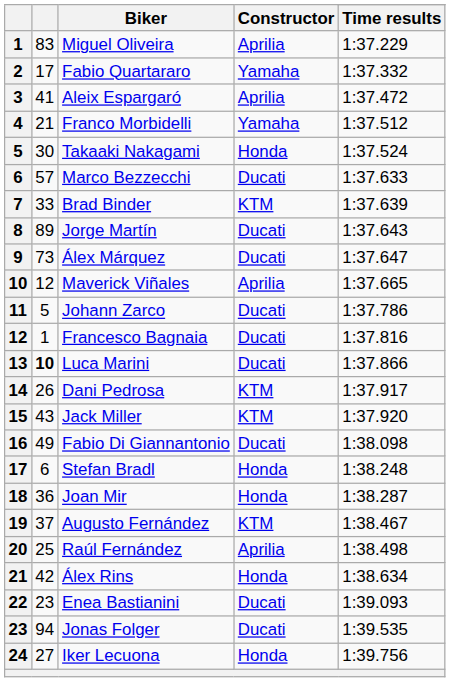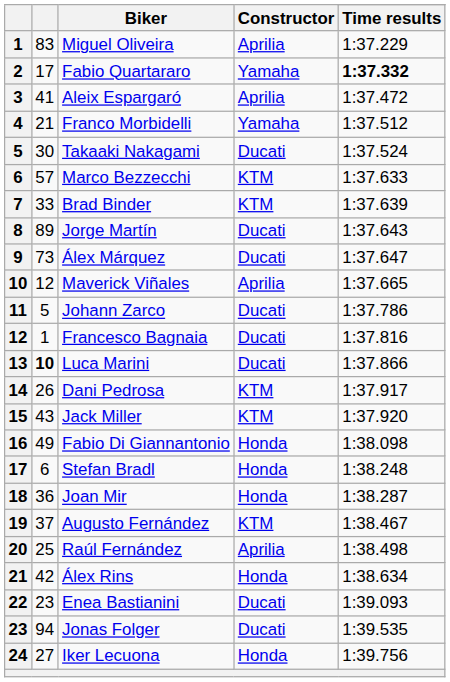(375, 71) normal -> (376, 71) bold
(263, 150) Honda -> (262, 150) Ducati
(262, 177) Ducati -> (256, 177) KTM
(262, 443) Ducati -> (263, 443) Honda
